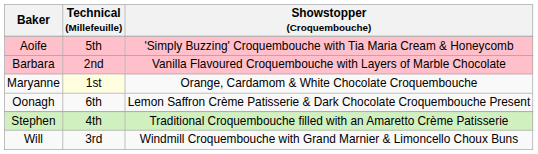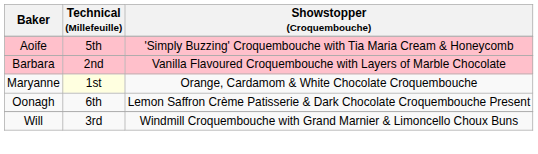- row: (33, 121)
